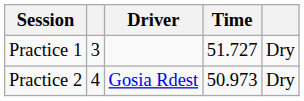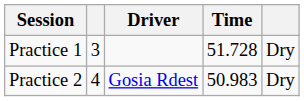(232, 50) 51.727 -> (232, 50) 51.728
(232, 80) 50.973 -> (232, 80) 50.983
